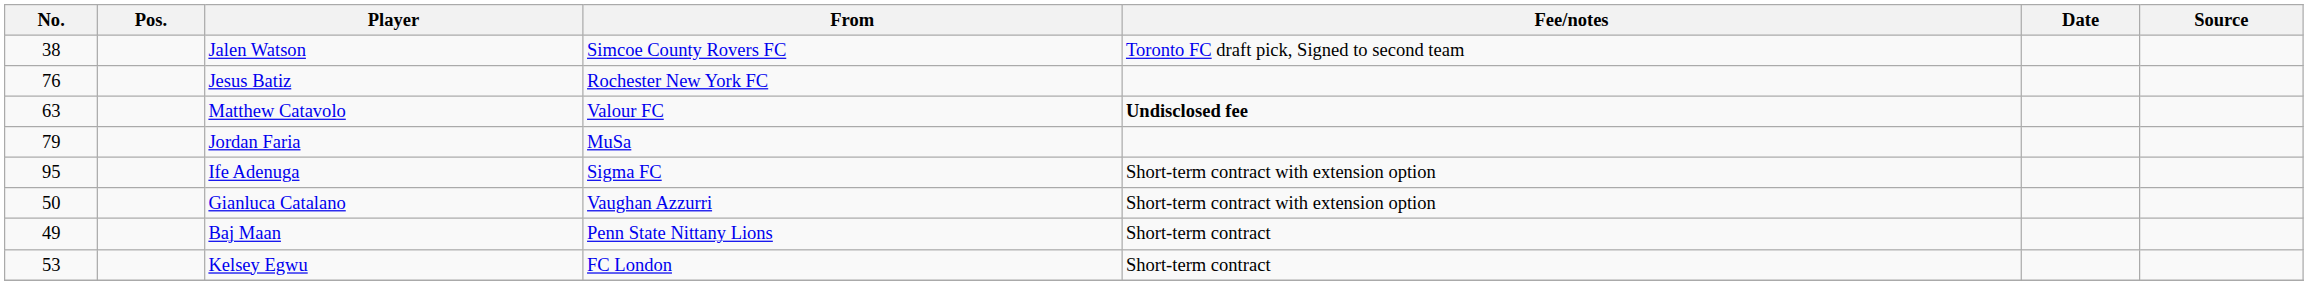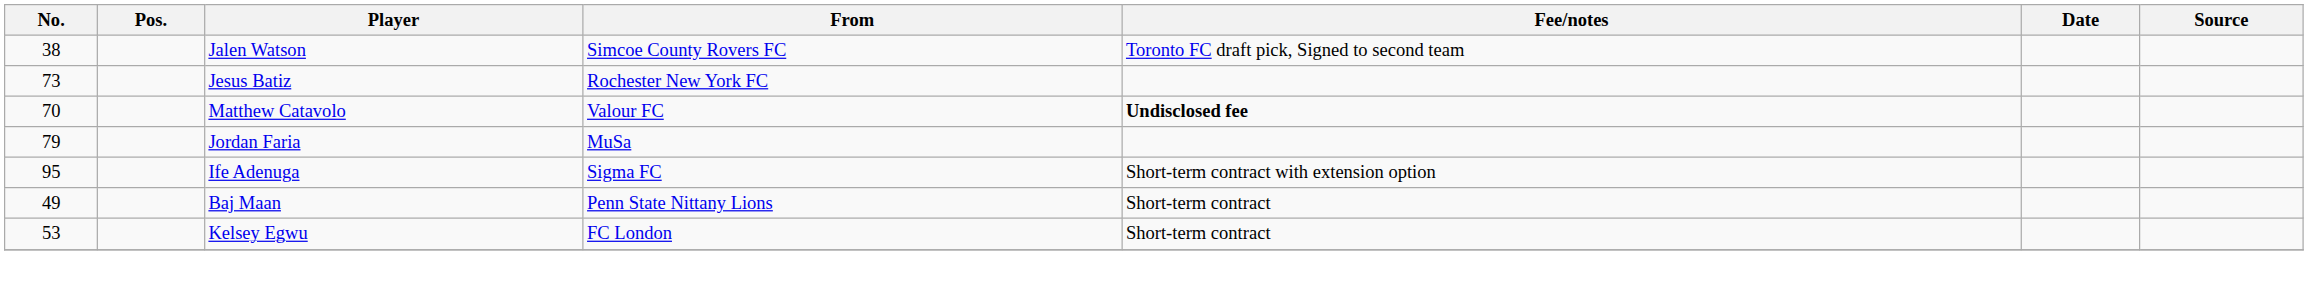(51, 81) 76 -> (51, 81) 73
(51, 111) 63 -> (51, 111) 70
- row: (277, 203)
